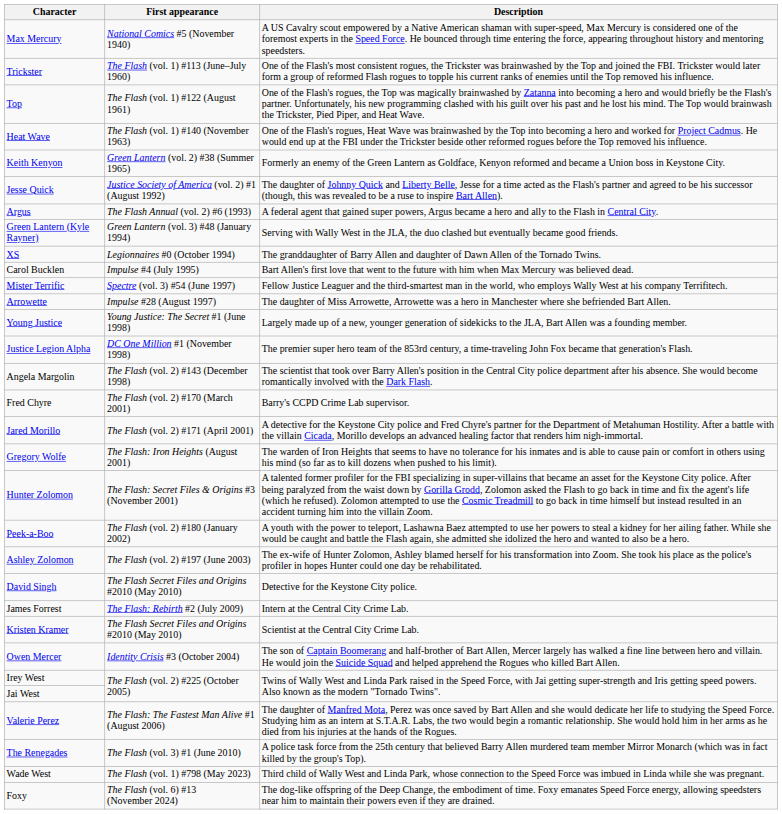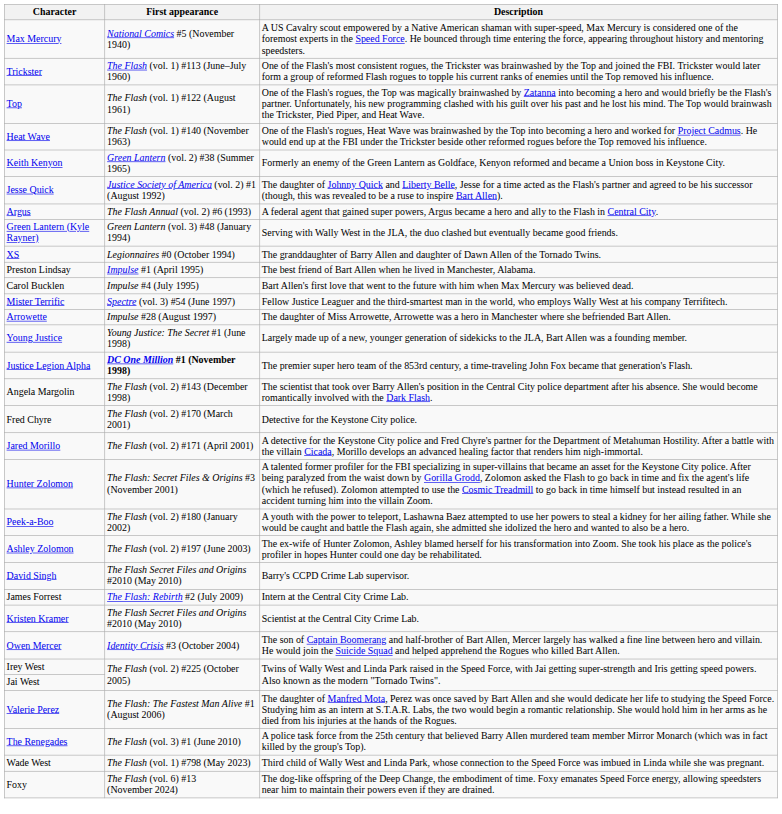+ row: (39, 270)
(169, 349) normal -> (171, 365) bold
(336, 403) Barry's CCPD Crime Lab supervisor. -> (339, 419) Detective for the Keystone City police.
- row: (36, 457)
(339, 587) Detective for the Keystone City police. -> (336, 576) Barry's CCPD Crime Lab supervisor.
